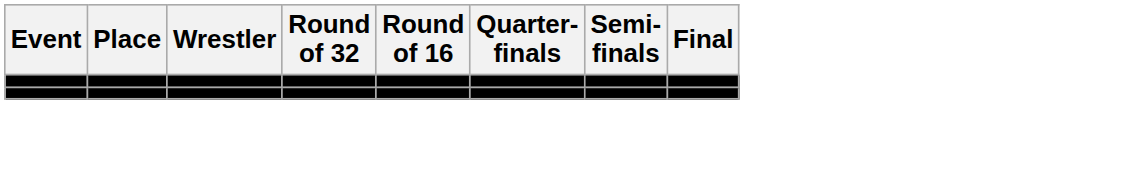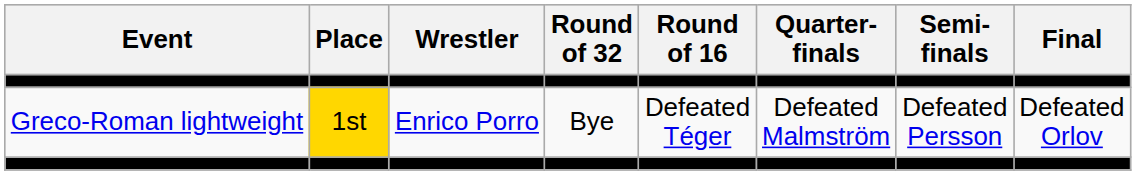+ row: (157, 121)
